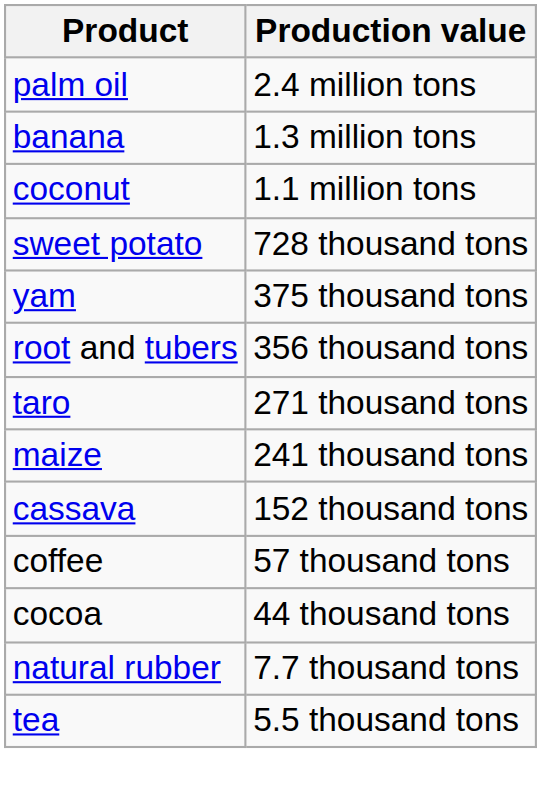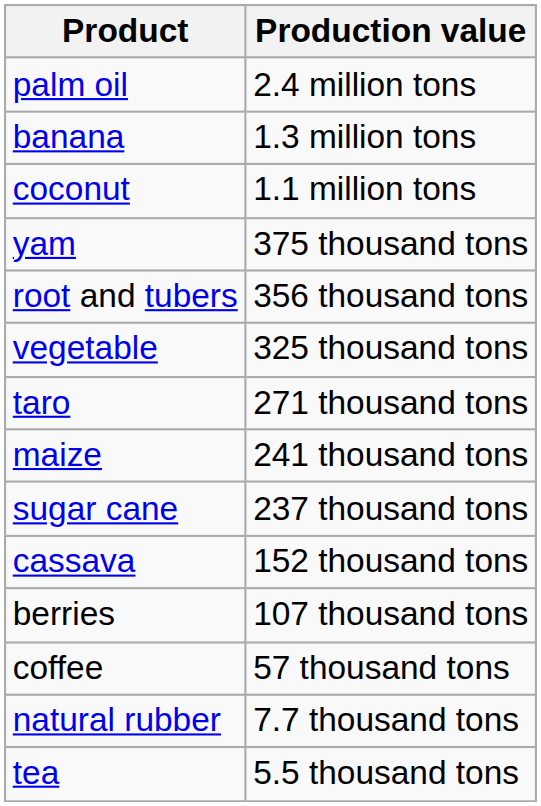- row: (108, 243)
+ row: (85, 349)
+ row: (95, 508)
+ row: (64, 614)
- row: (57, 614)
